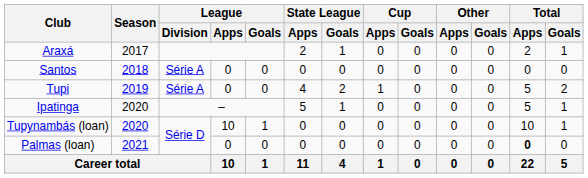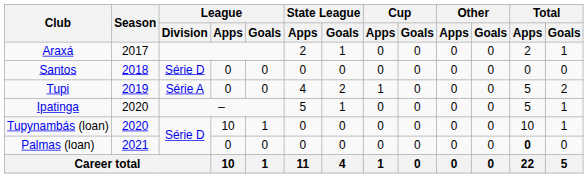(185, 70) Série A -> (185, 70) Série D
